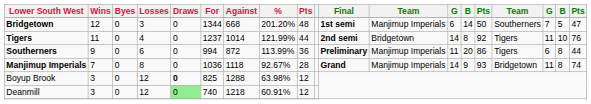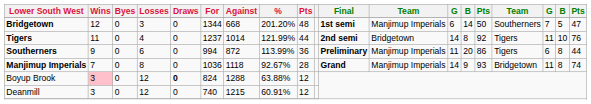(93, 78) no background -> (93, 78) pink background
(210, 78) 825 -> (210, 78) 824
(276, 78) 63.98% -> (276, 78) 63.88%
(175, 92) lightgreen background -> (175, 92) no background
(235, 92) 1218 -> (235, 92) 1215
